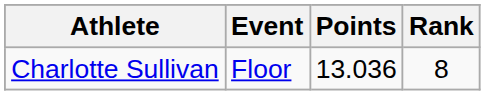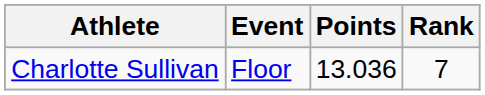(441, 68) 8 -> (441, 68) 7
